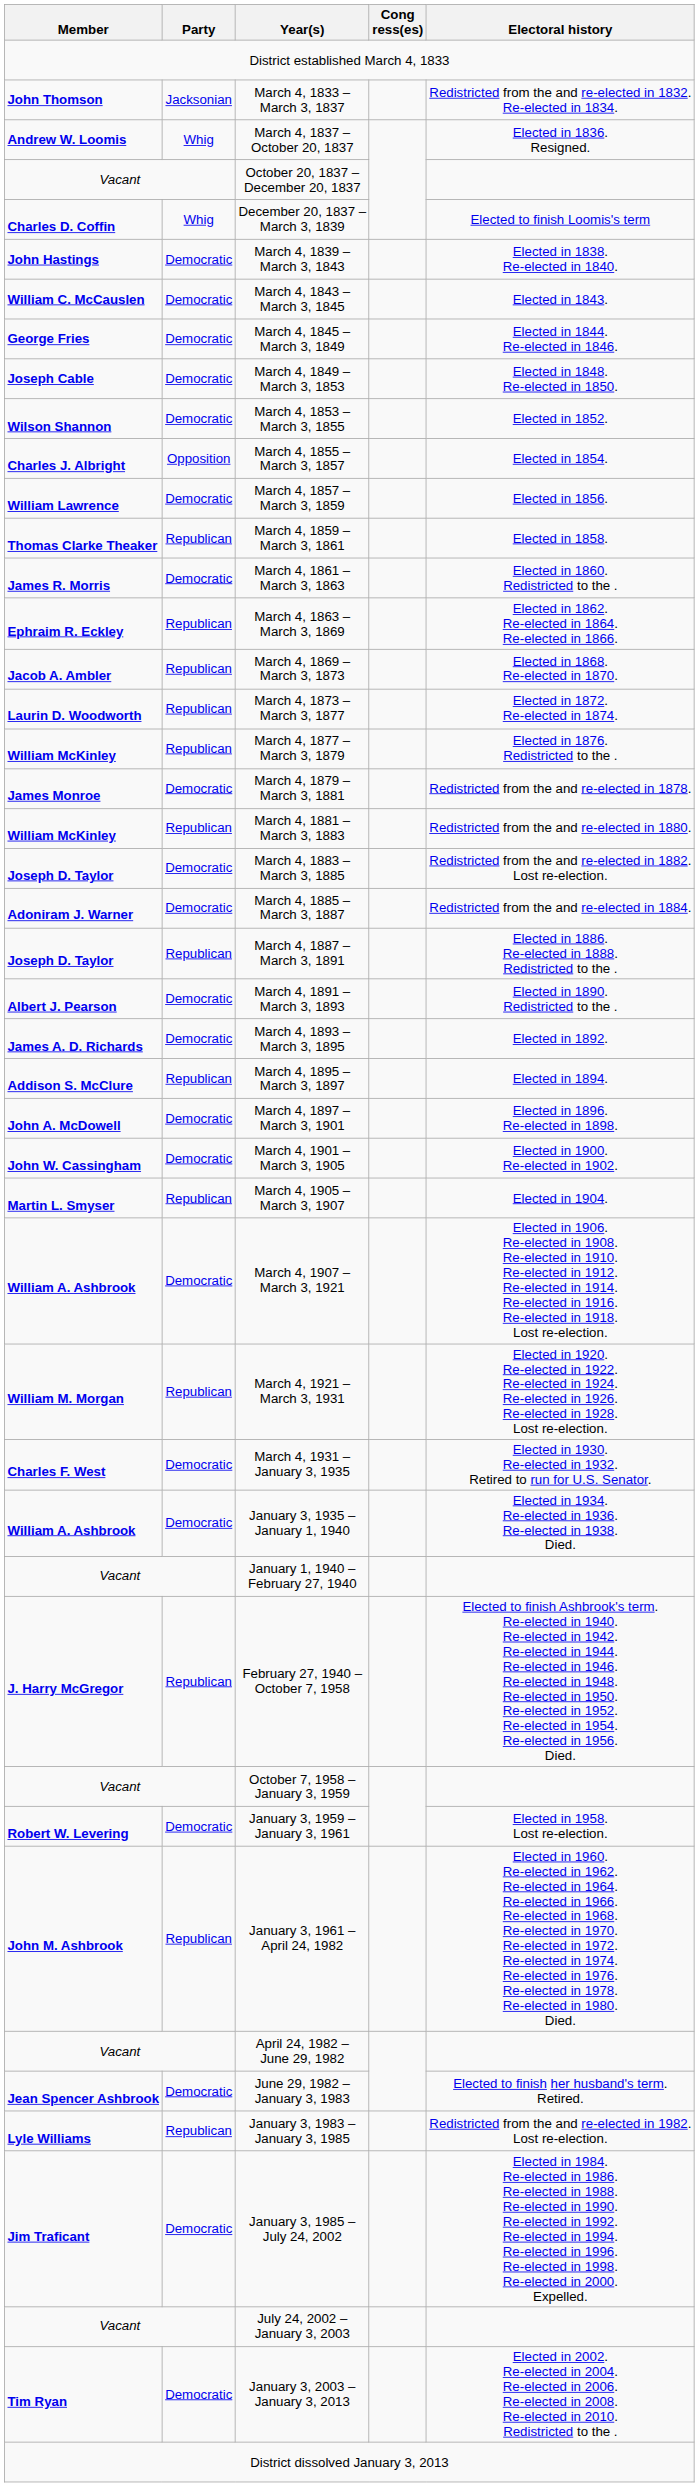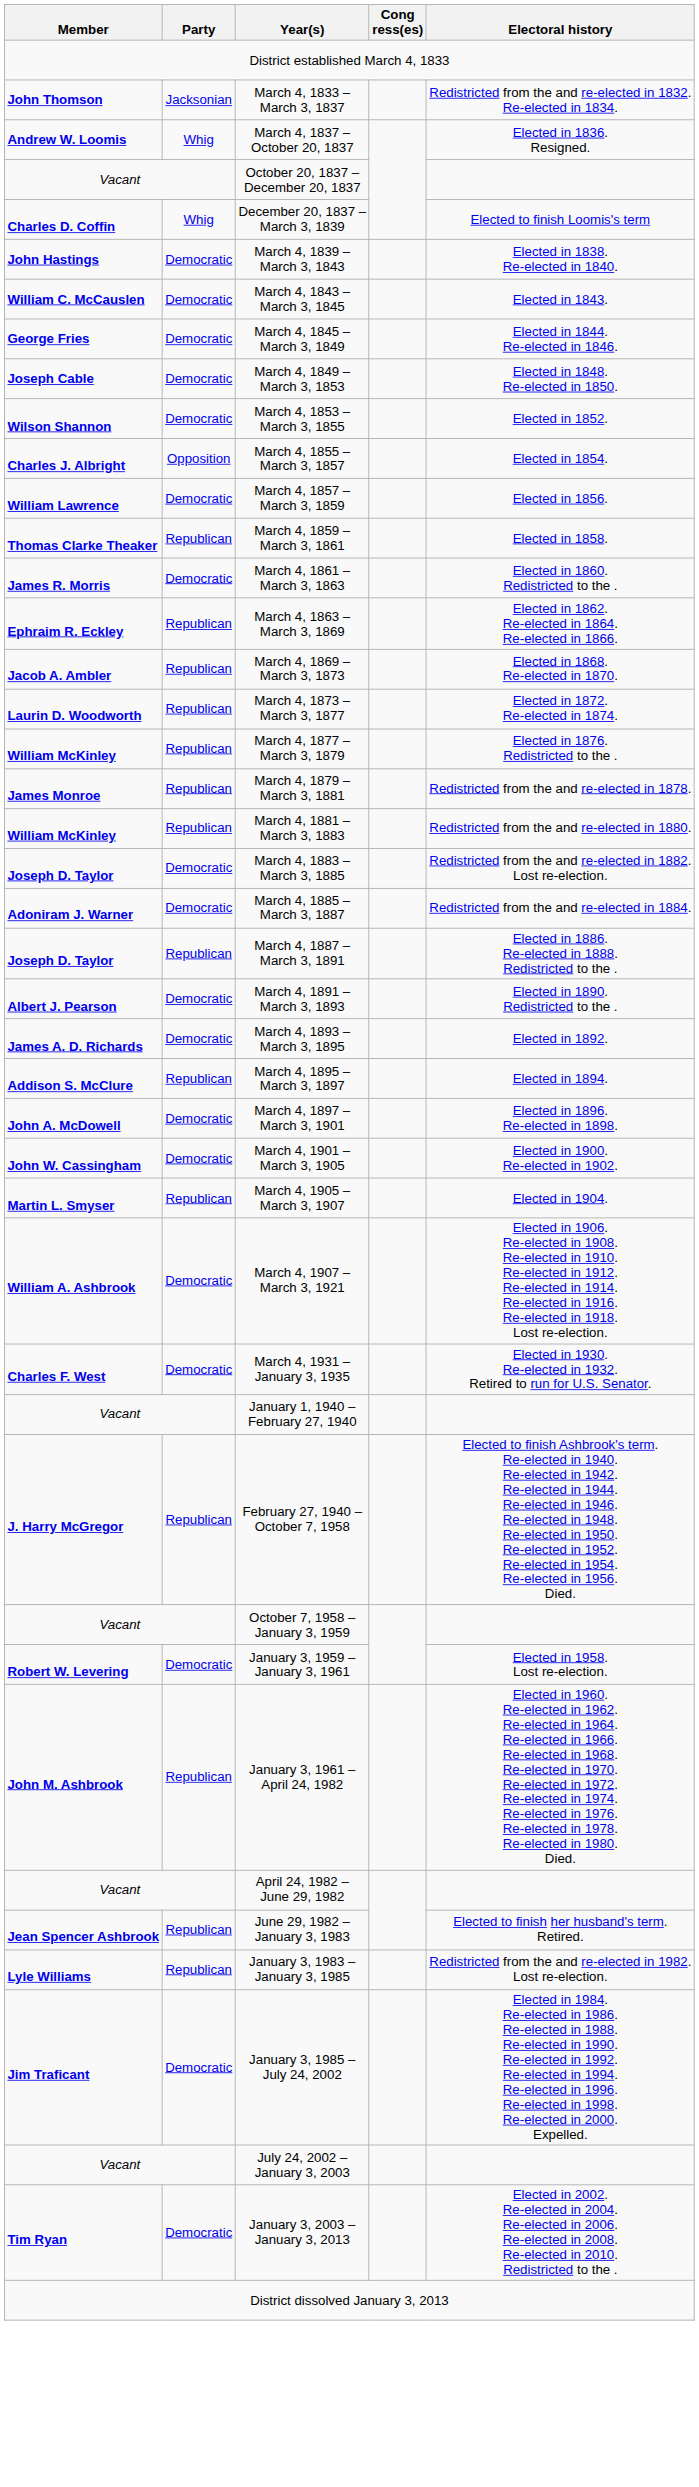(199, 788) Democratic -> (199, 788) Republican
- row: (302, 1391)
- row: (302, 1523)
(199, 2091) Democratic -> (199, 1929) Republican
